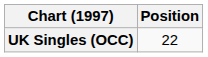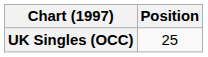(170, 39) 22 -> (170, 39) 25
